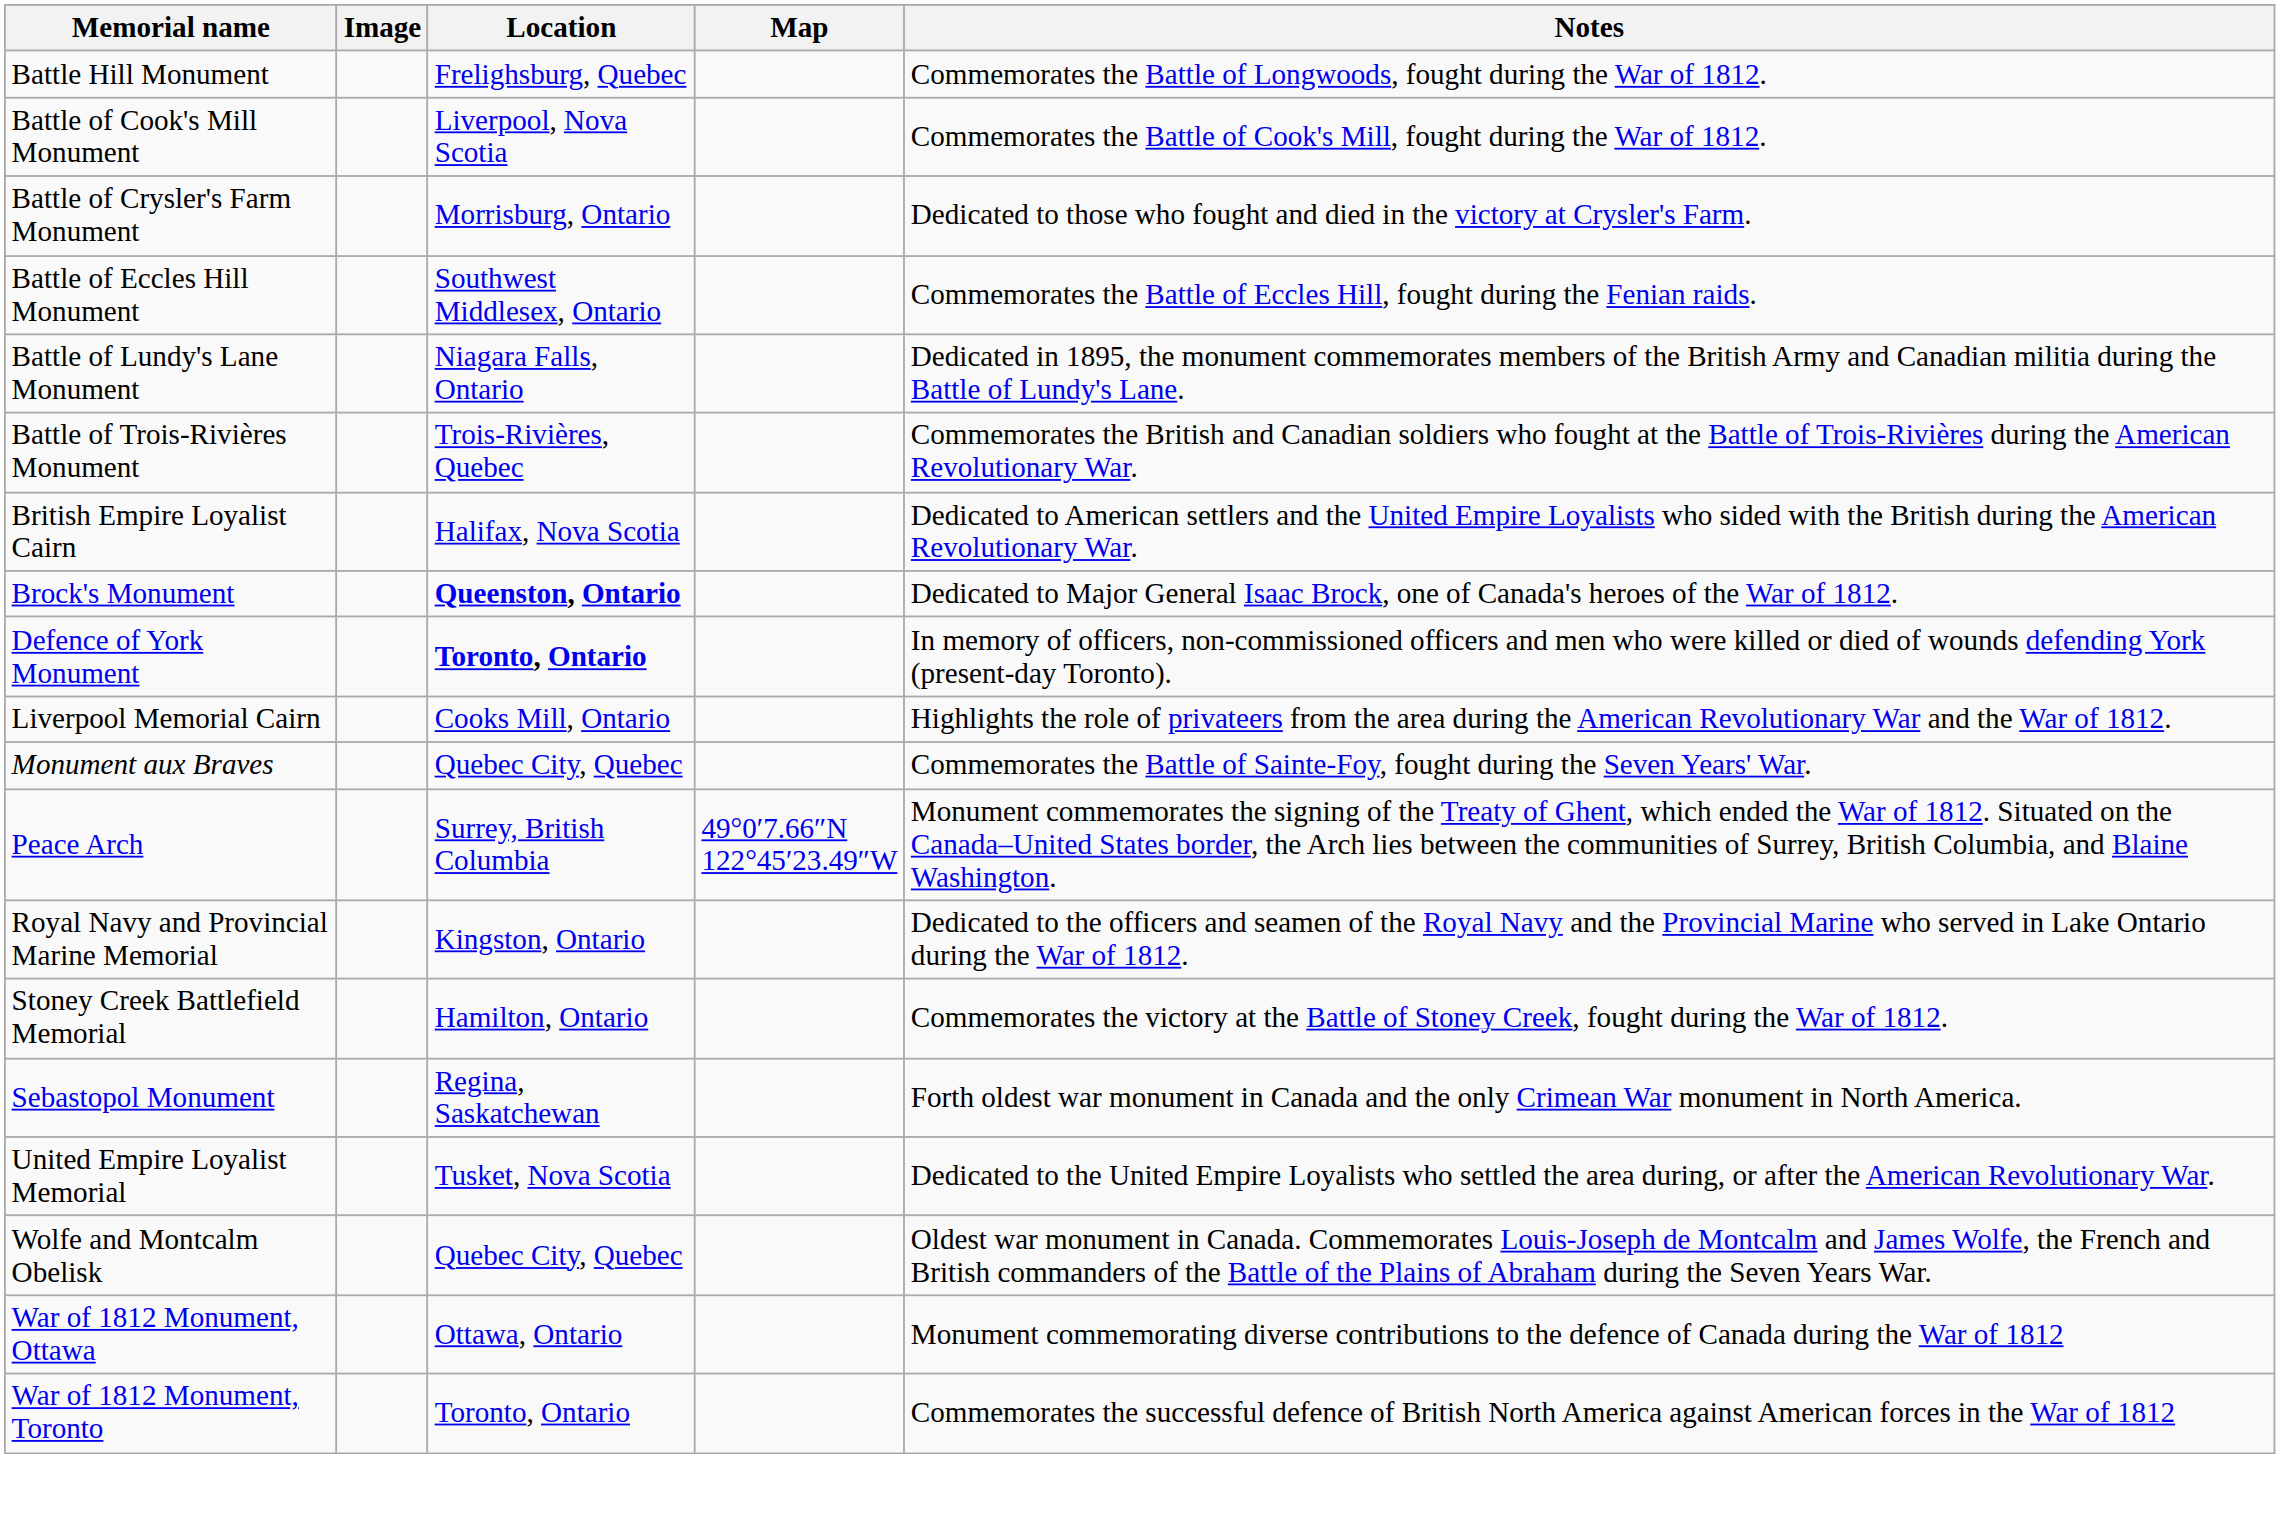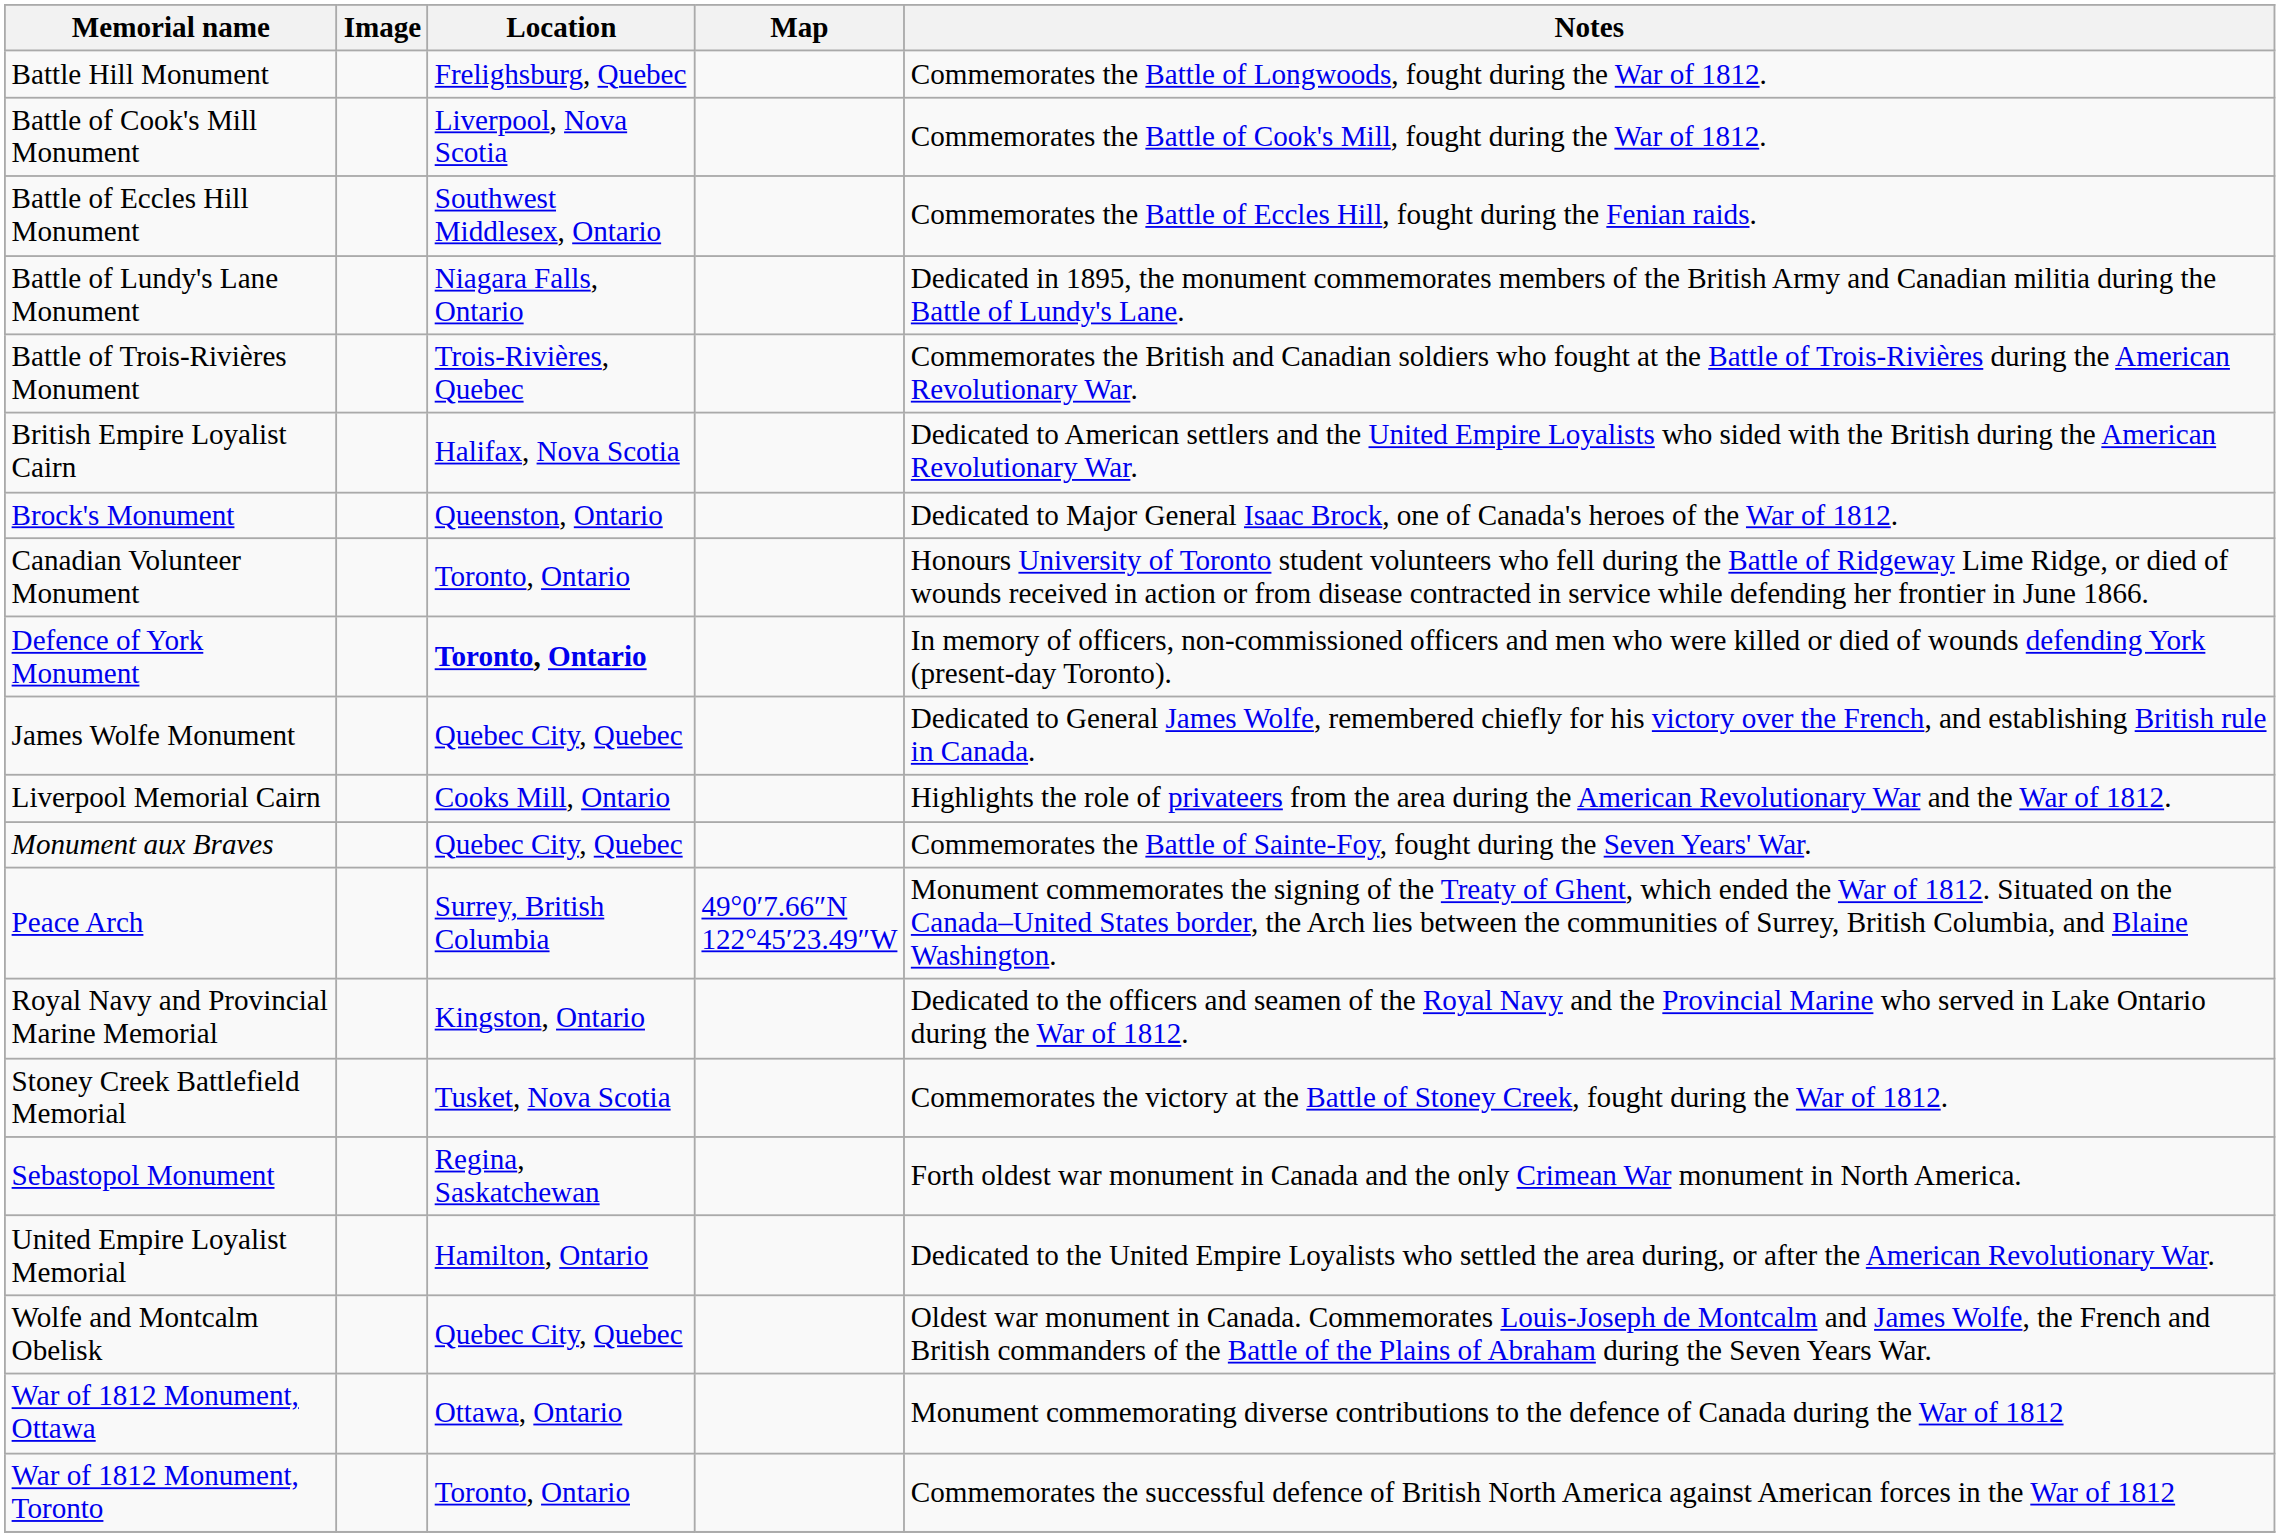- row: (151, 215)
(558, 593) bold -> (549, 514) normal
+ row: (126, 577)
+ row: (153, 735)
(541, 1018) Hamilton, Ontario -> (553, 1097) Tusket, Nova Scotia
(553, 1176) Tusket, Nova Scotia -> (541, 1254) Hamilton, Ontario
